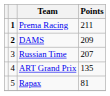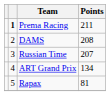(13, 39) bold -> (13, 39) normal
(87, 39) 209 -> (87, 39) 208
(87, 68) 135 -> (87, 68) 134
